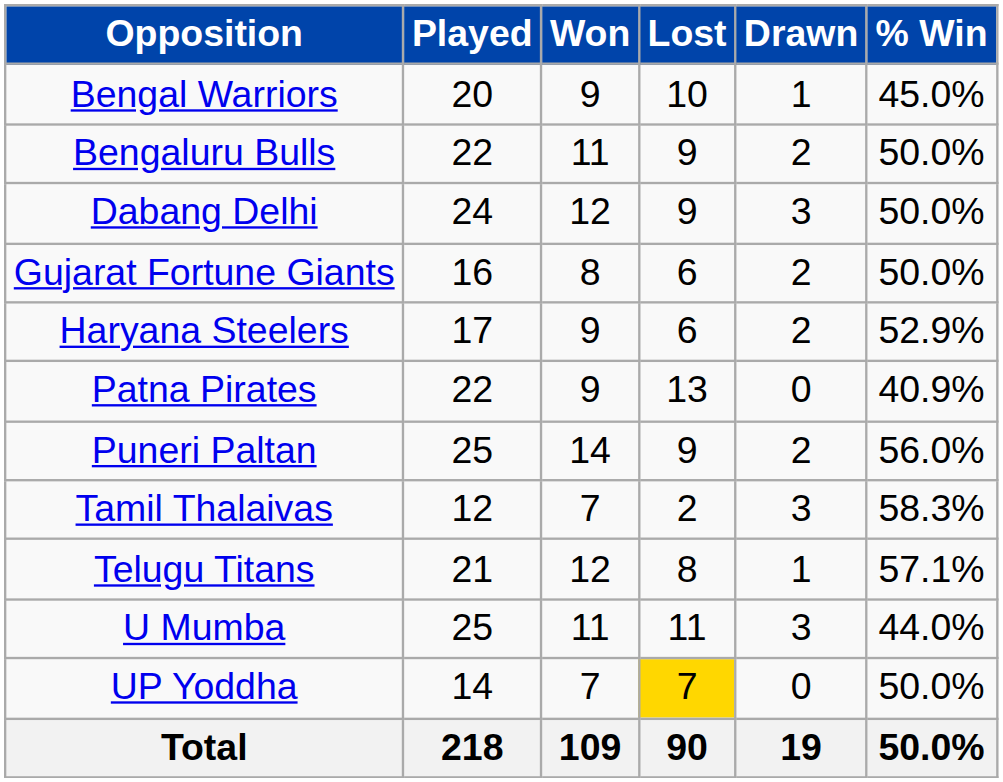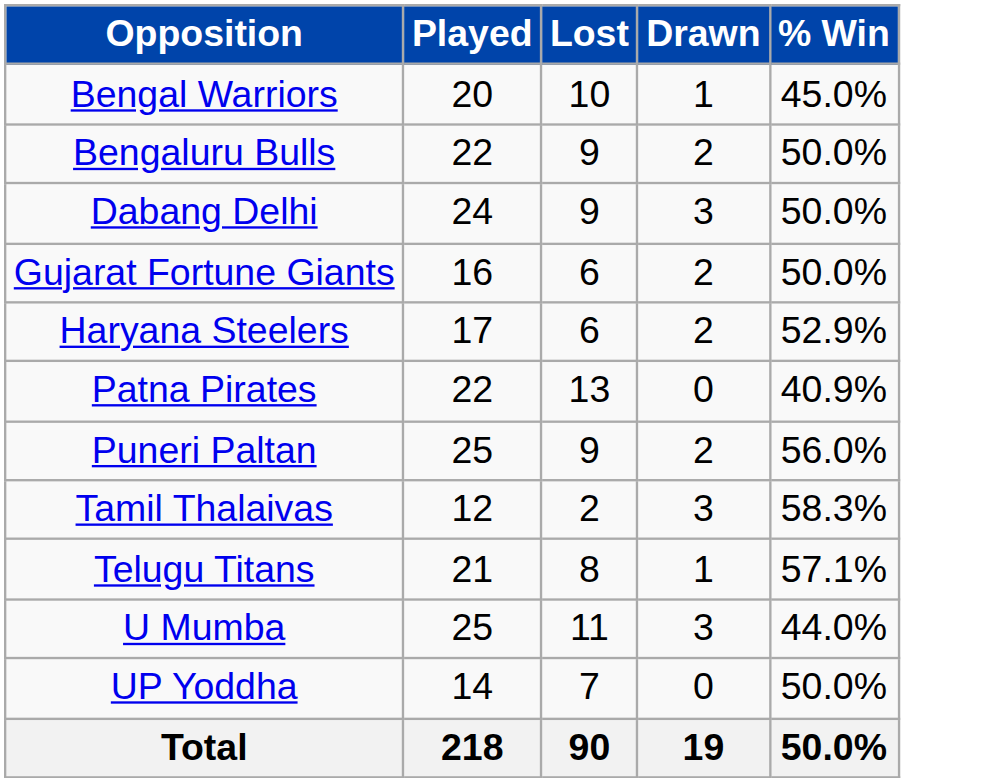- column: (590, 34)
(687, 687) gold background -> (589, 687) no background
